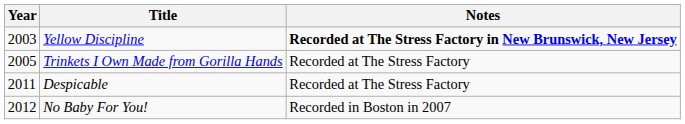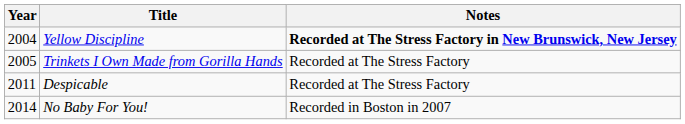(22, 38) 2003 -> (22, 38) 2004
(22, 107) 2012 -> (22, 107) 2014
